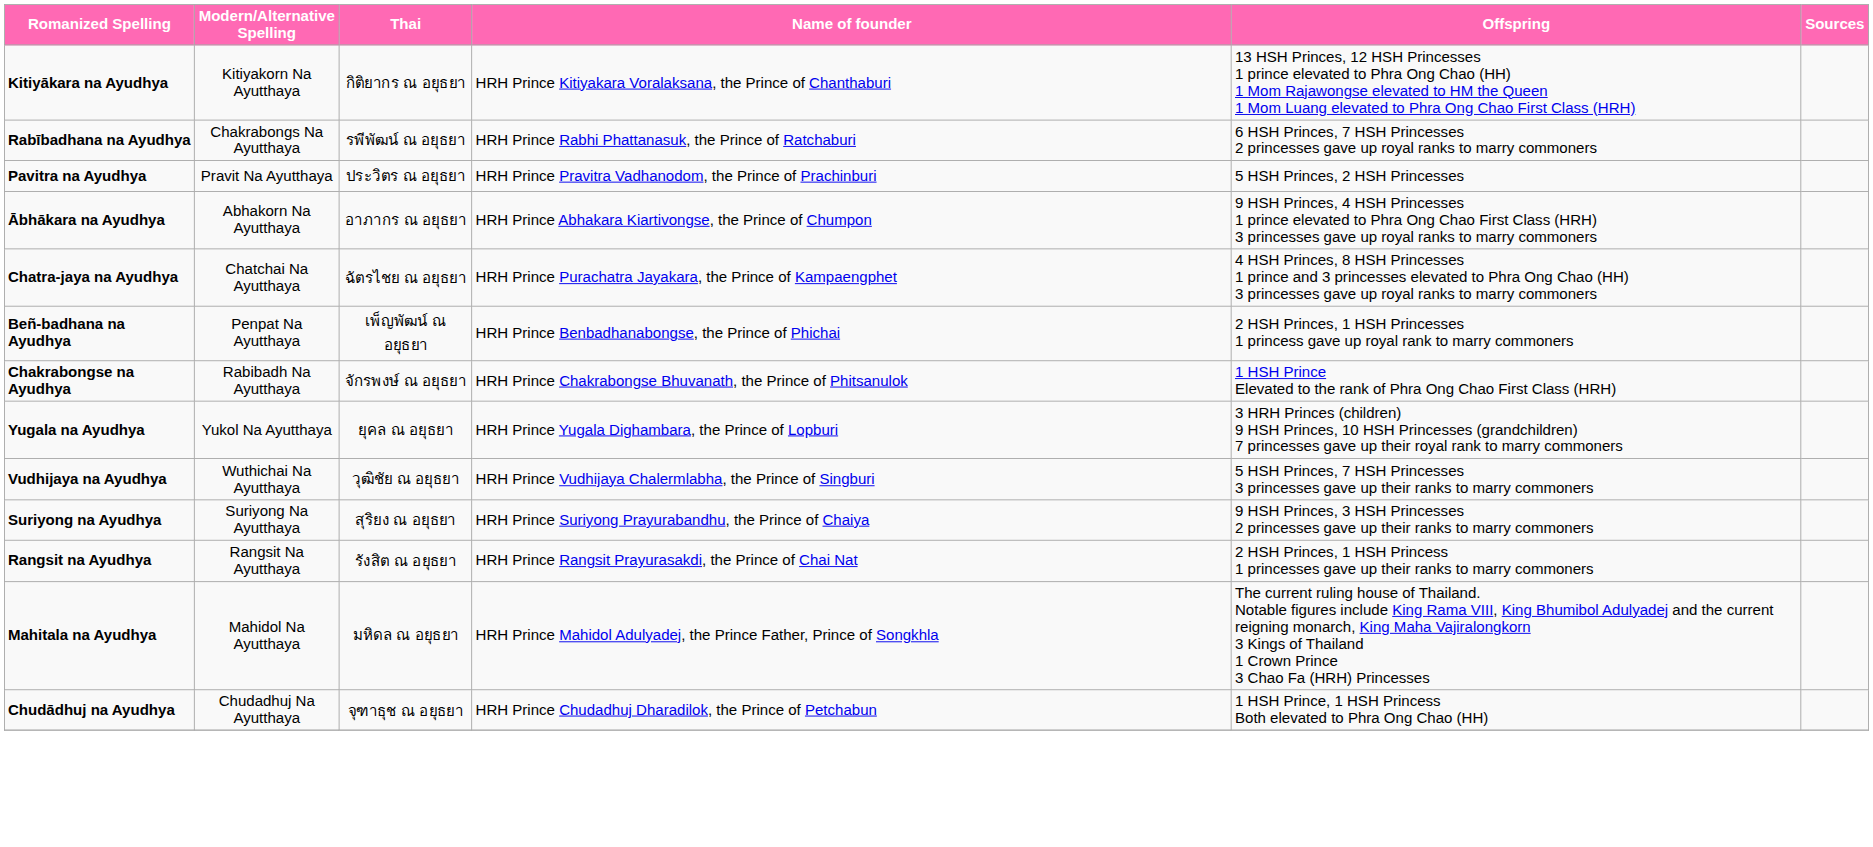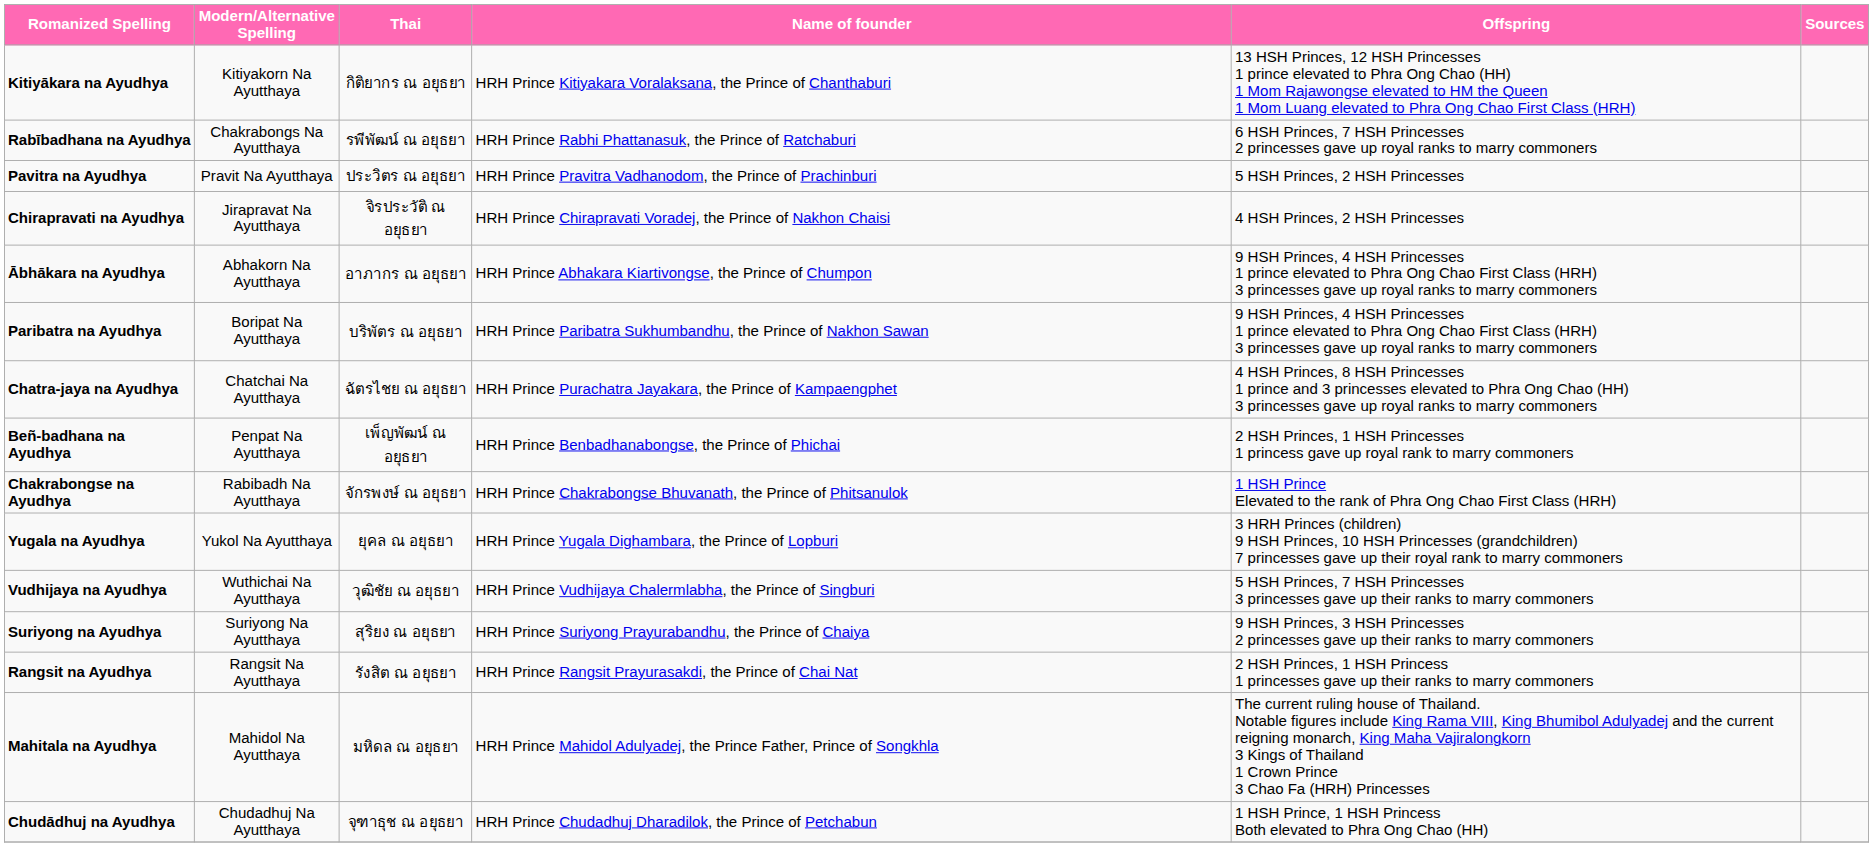+ row: (96, 218)
+ row: (85, 331)
